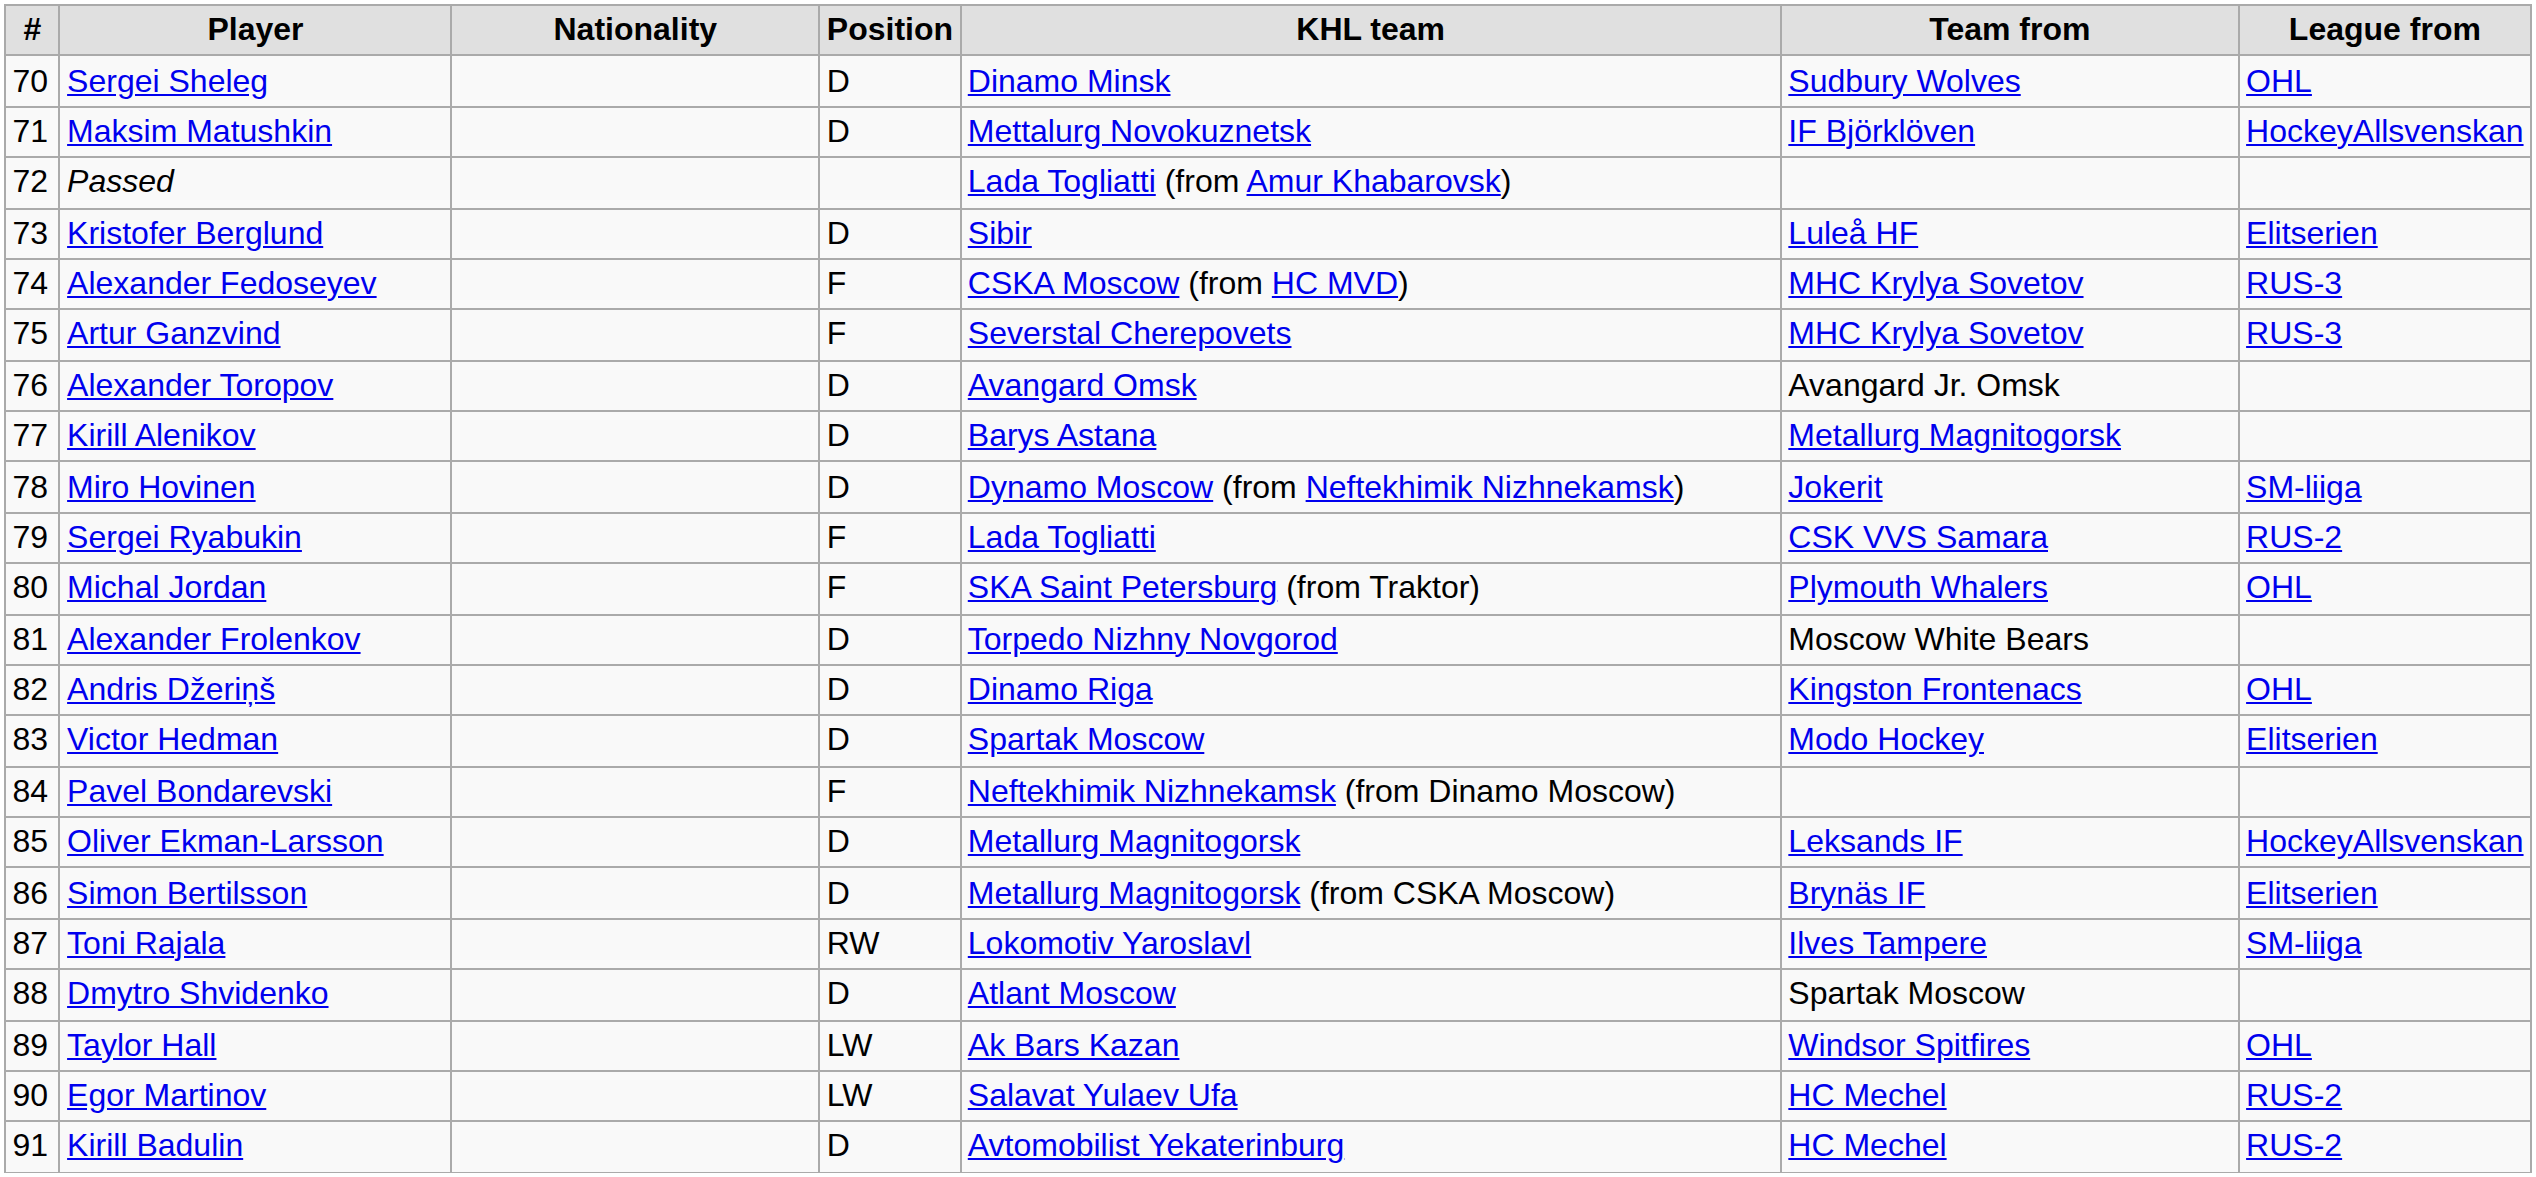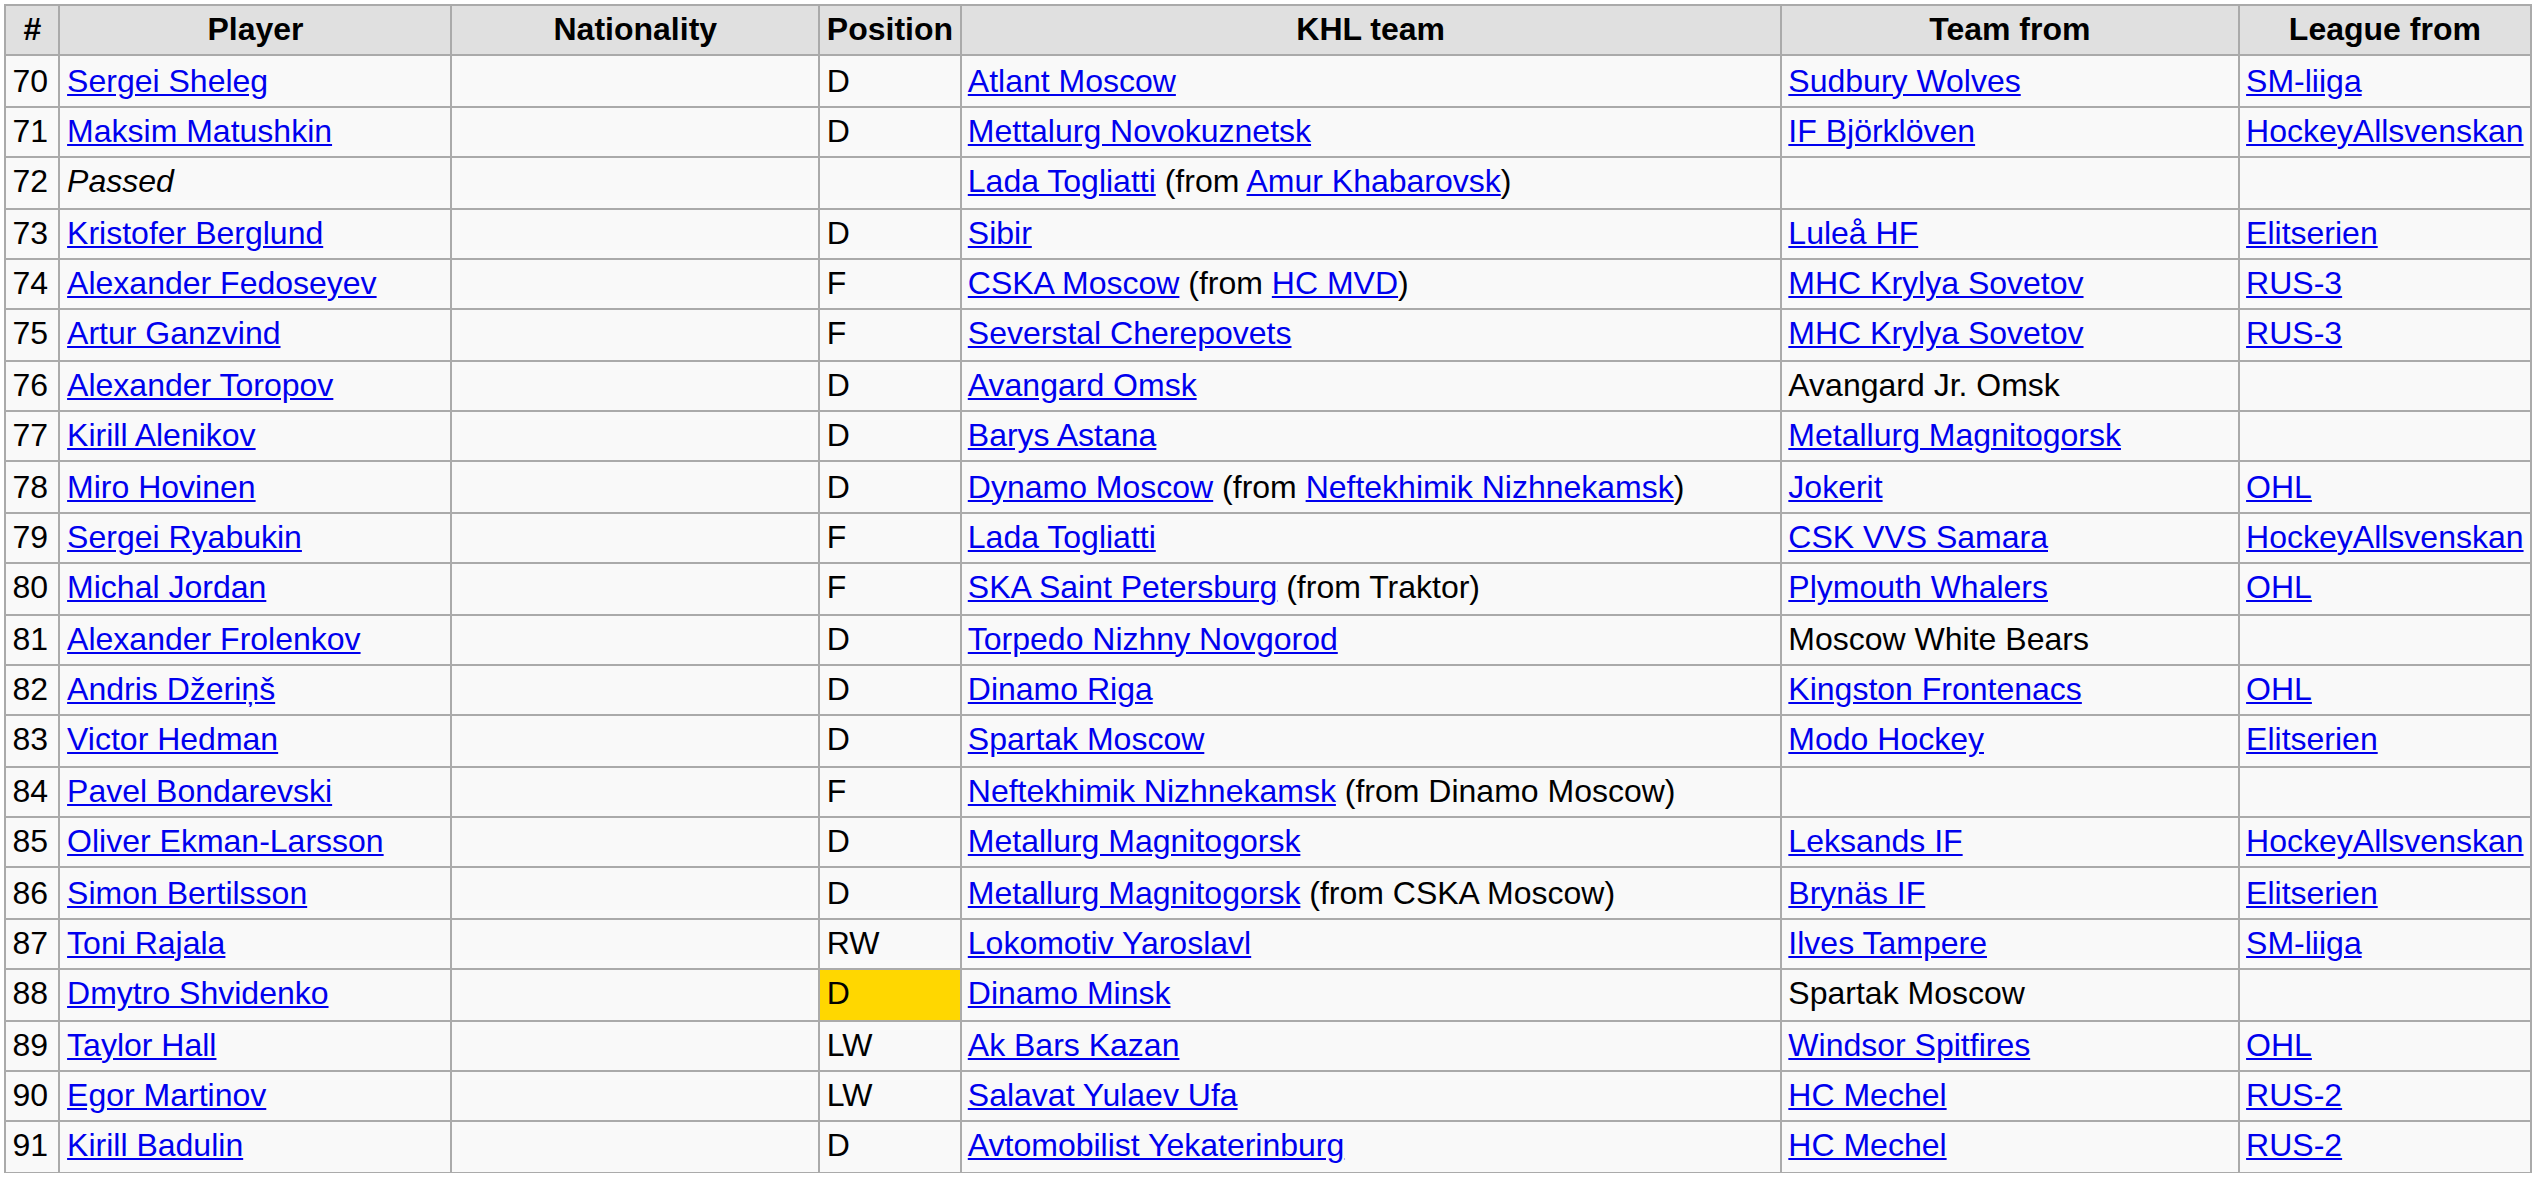(1069, 80) Dinamo Minsk -> (1072, 80) Atlant Moscow
(2279, 80) OHL -> (2304, 80) SM-liiga
(2304, 486) SM-liiga -> (2279, 486) OHL
(2294, 537) RUS-2 -> (2385, 537) HockeyAllsvenskan
(838, 994) no background -> (838, 994) gold background
(1072, 994) Atlant Moscow -> (1069, 994) Dinamo Minsk
